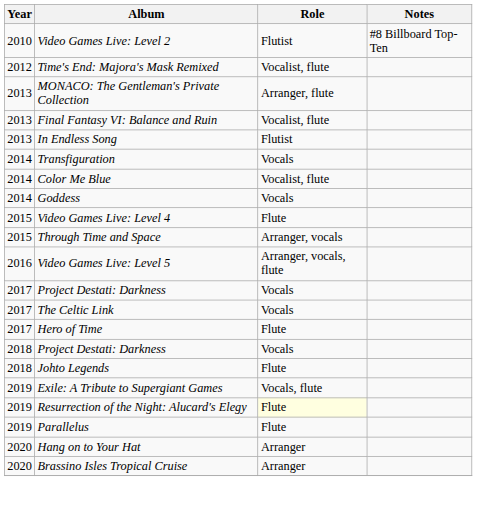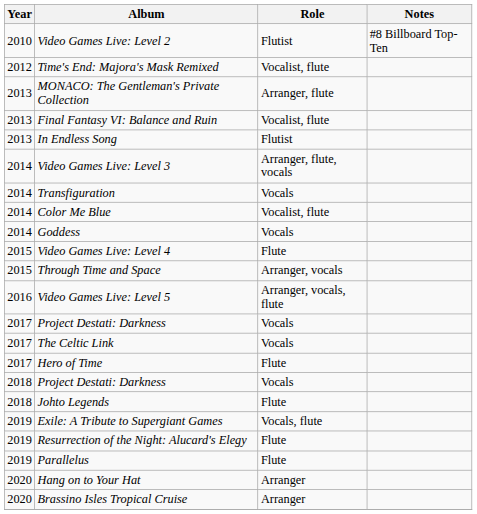+ row: (20, 166)
(274, 407) lightyellow background -> (274, 440) no background
